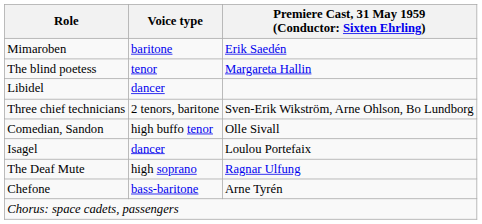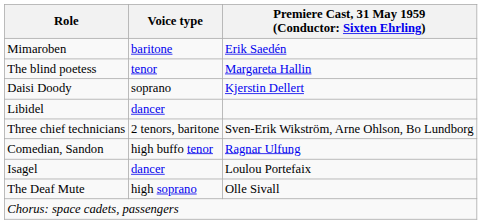+ row: (39, 88)
(252, 128) Olle Sivall -> (263, 149) Ragnar Ulfung
(263, 169) Ragnar Ulfung -> (252, 189) Olle Sivall
- row: (29, 189)
